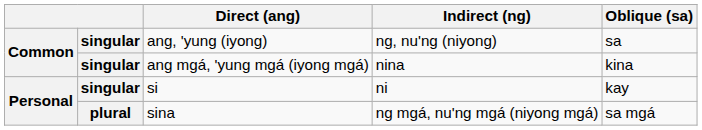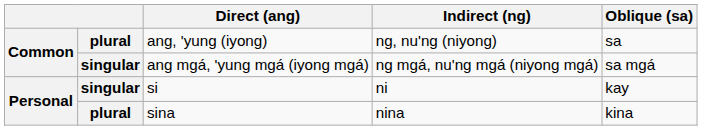(110, 40) singular -> (110, 40) plural
(390, 64) nina -> (487, 64) ng mgá, nu'ng mgá (niyong mgá)
(619, 64) kina -> (630, 64) sa mgá
(487, 112) ng mgá, nu'ng mgá (niyong mgá) -> (390, 112) nina
(630, 112) sa mgá -> (619, 112) kina
